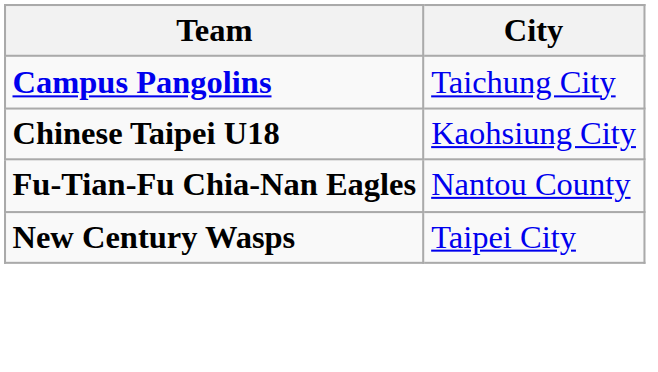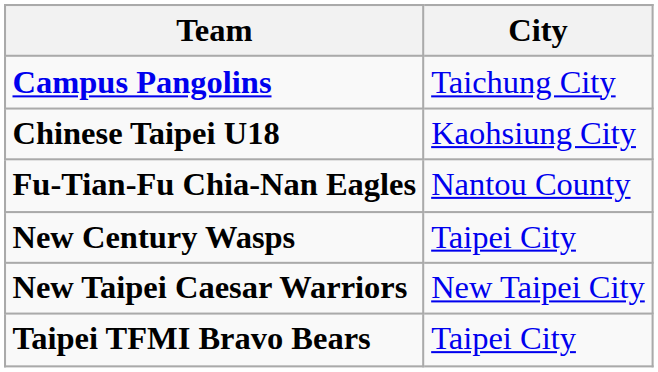+ row: (210, 287)
+ row: (192, 339)
